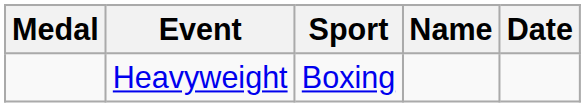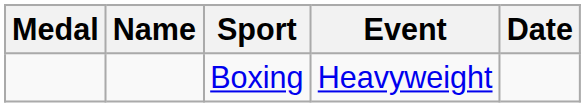columns swapped: (451, 29) <-> (200, 29)
